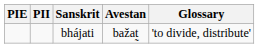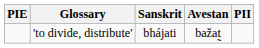columns swapped: (42, 14) <-> (201, 14)
